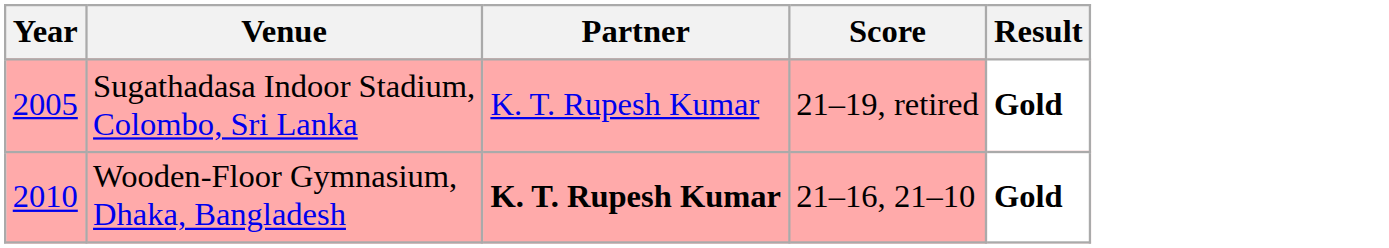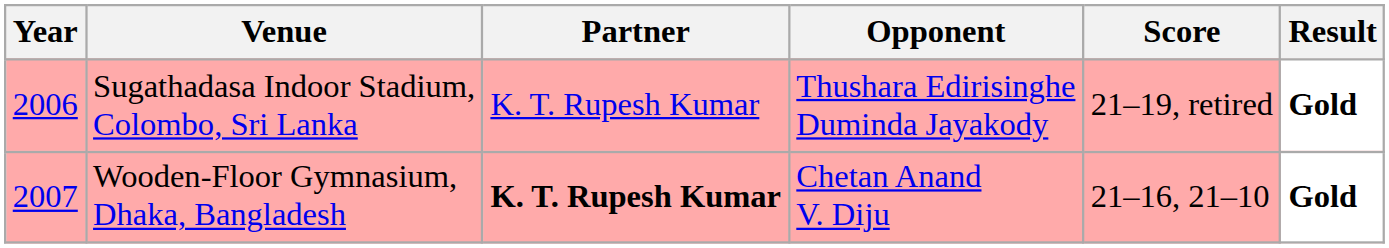+ column: (936, 31)
(45, 104) 2005 -> (45, 104) 2006
(45, 196) 2010 -> (45, 196) 2007
